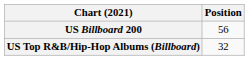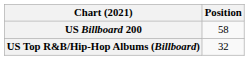(223, 30) 56 -> (223, 30) 58
